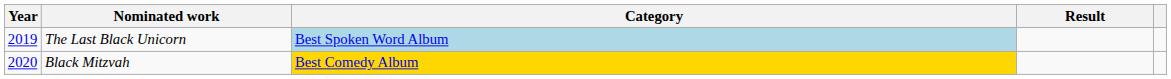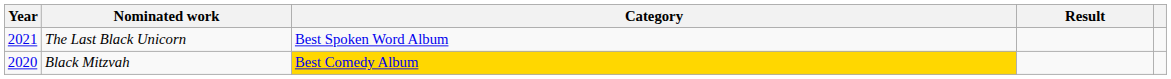(23, 39) 2019 -> (23, 39) 2021
(372, 39) lightblue background -> (372, 39) no background
